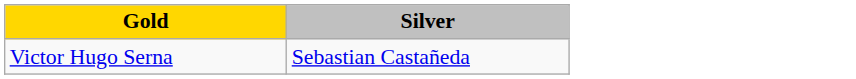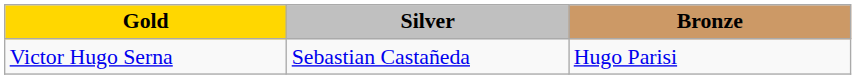+ column: (710, 21)
